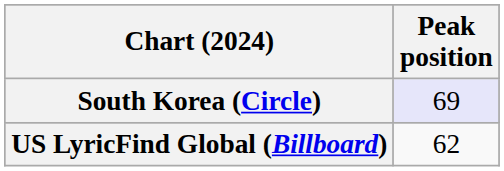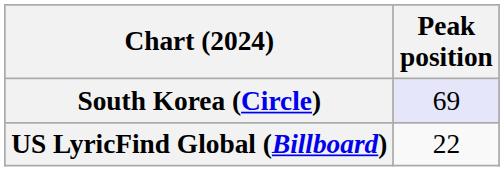(446, 143) 62 -> (446, 143) 22
